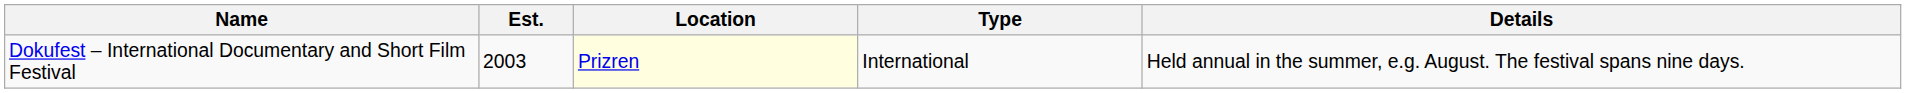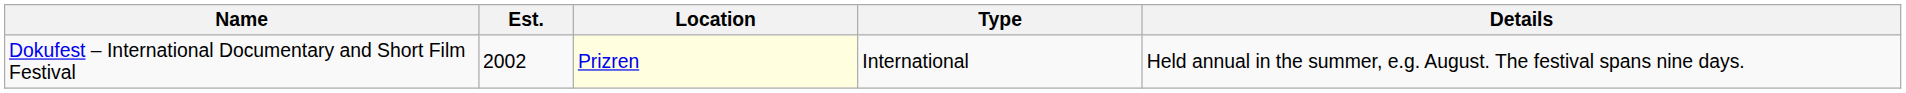(505, 61) 2003 -> (505, 61) 2002
